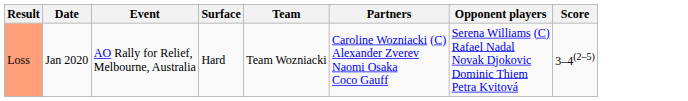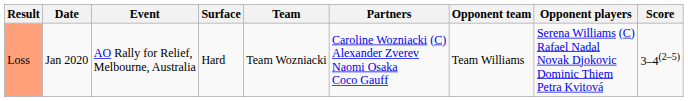+ column: (492, 14)
